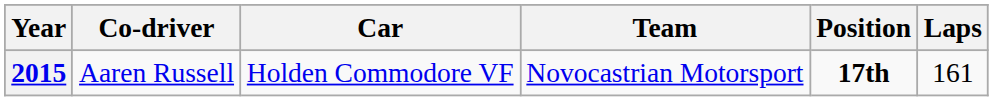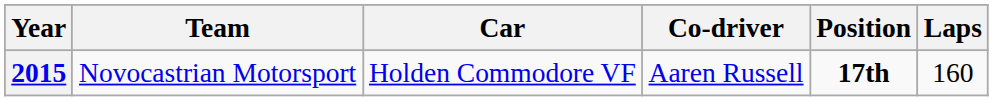columns swapped: (665, 27) <-> (157, 27)
(953, 72) 161 -> (953, 72) 160
